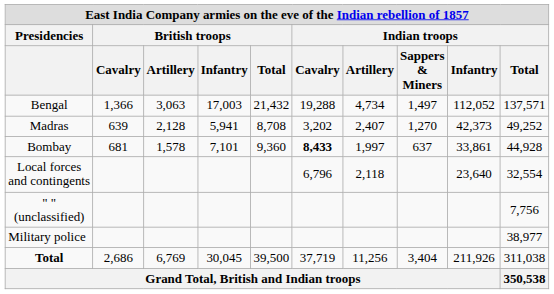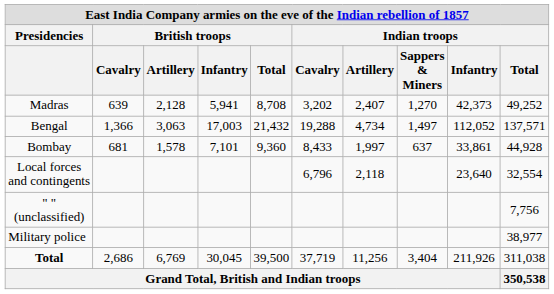rows swapped: (49, 105) <-> (49, 126)
(318, 146) bold -> (318, 146) normal
